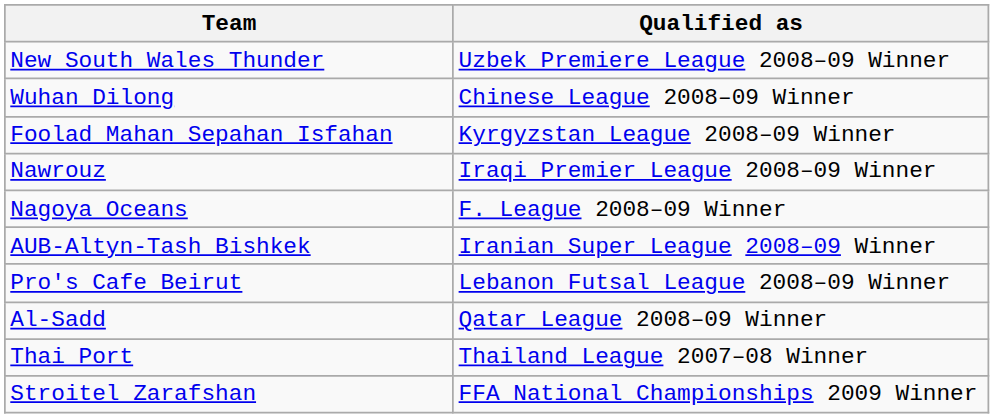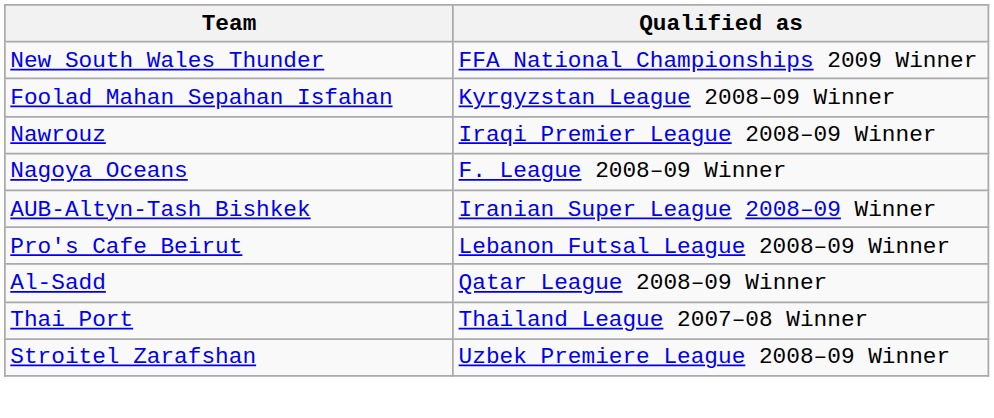(704, 60) Uzbek Premiere League 2008–09 Winner -> (718, 60) FFA National Championships 2009 Winner
- row: (92, 98)
(718, 394) FFA National Championships 2009 Winner -> (704, 357) Uzbek Premiere League 2008–09 Winner
